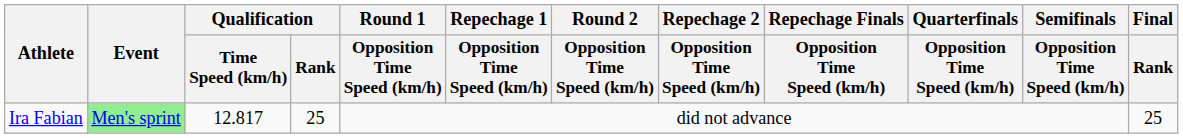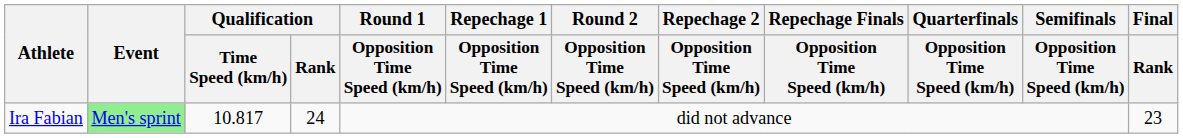(238, 118) 12.817 -> (238, 118) 10.817
(315, 118) 25 -> (315, 118) 24
(1153, 118) 25 -> (1153, 118) 23
